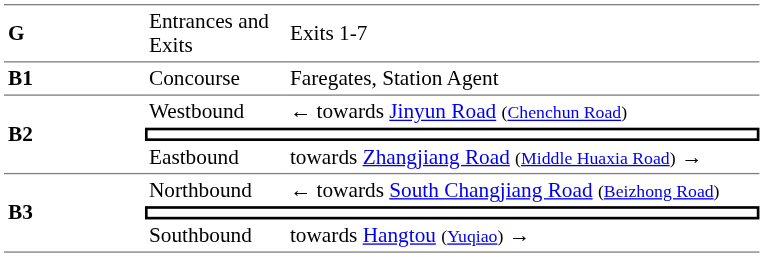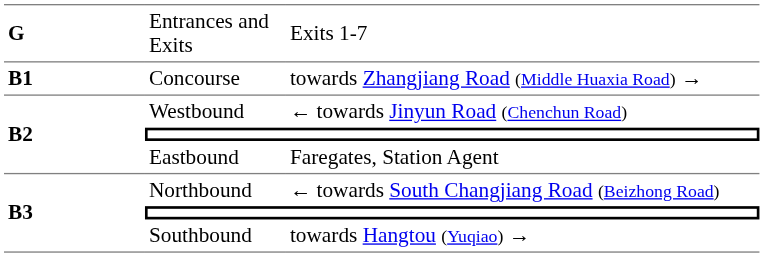(394, 78) Faregates, Station Agent -> (496, 78) towards Zhangjiang Road (Middle Huaxia Road) →
(496, 156) towards Zhangjiang Road (Middle Huaxia Road) → -> (394, 156) Faregates, Station Agent
